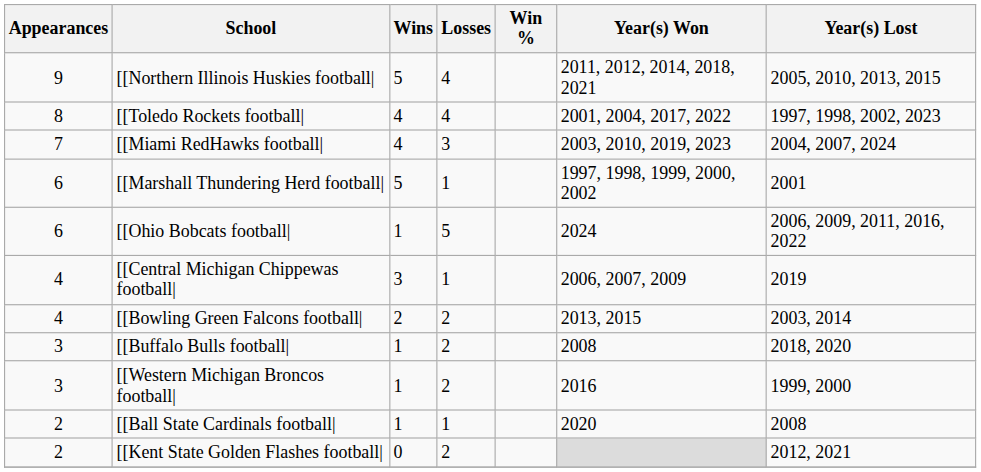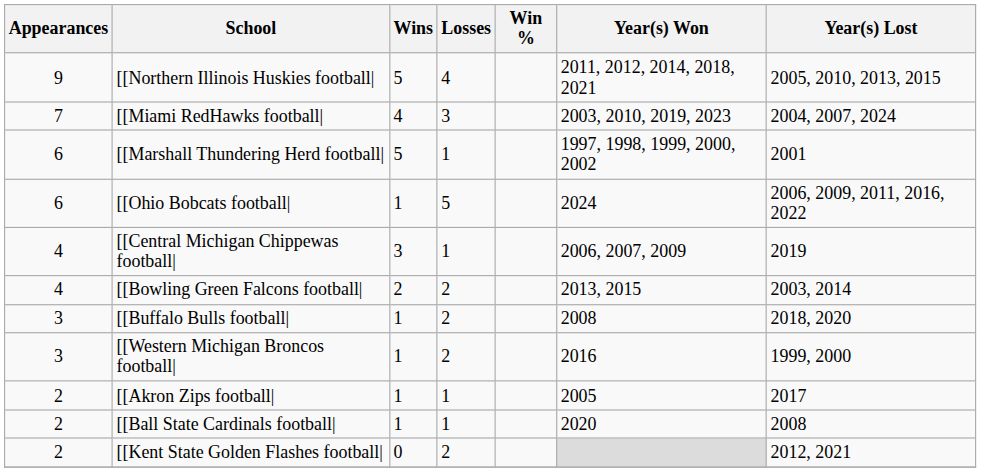- row: (210, 115)
+ row: (195, 395)
